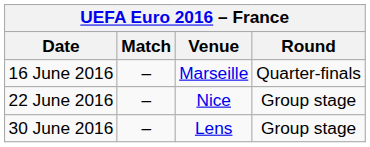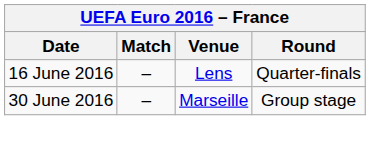(214, 73) Marseille -> (214, 73) Lens
- row: (61, 100)
(214, 127) Lens -> (214, 100) Marseille
